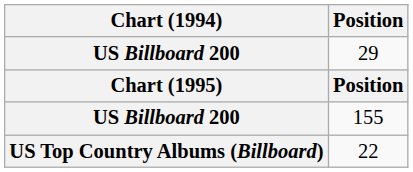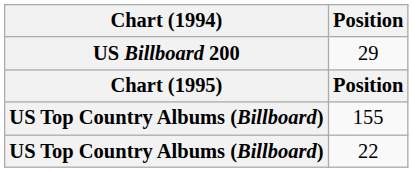(166, 118) US Billboard 200 -> (166, 118) US Top Country Albums (Billboard)
